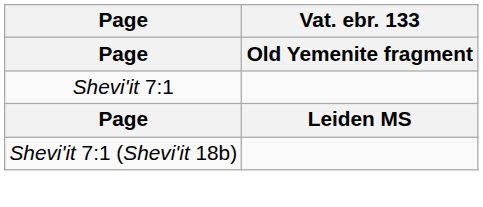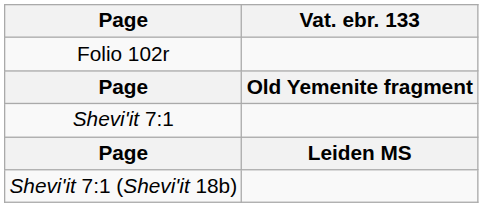+ row: (123, 53)
